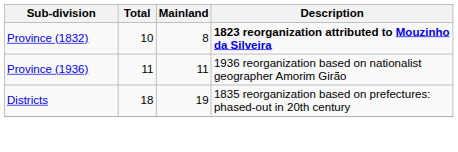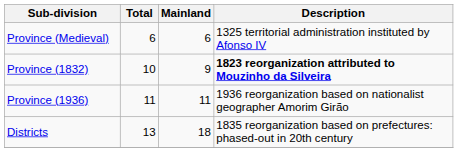+ row: (58, 38)
(205, 38) 8 -> (208, 69) 9
(147, 100) 18 -> (149, 132) 13
(202, 100) 19 -> (205, 132) 18
